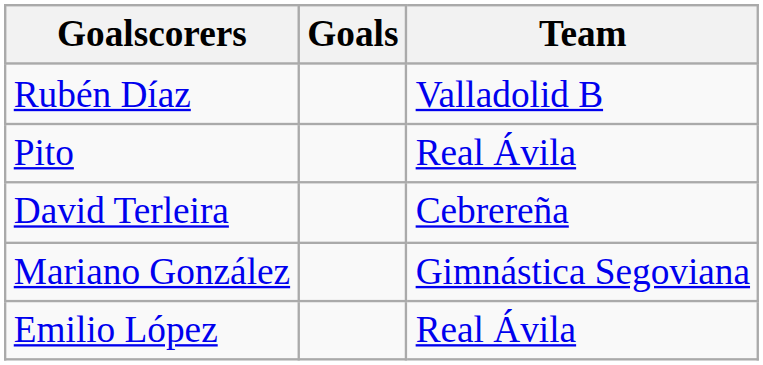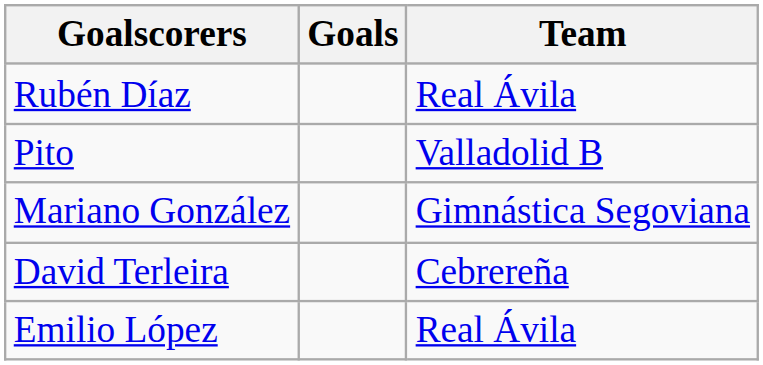(509, 93) Valladolid B -> (496, 93) Real Ávila
(496, 152) Real Ávila -> (509, 152) Valladolid B
rows swapped: (121, 211) <-> (152, 270)
